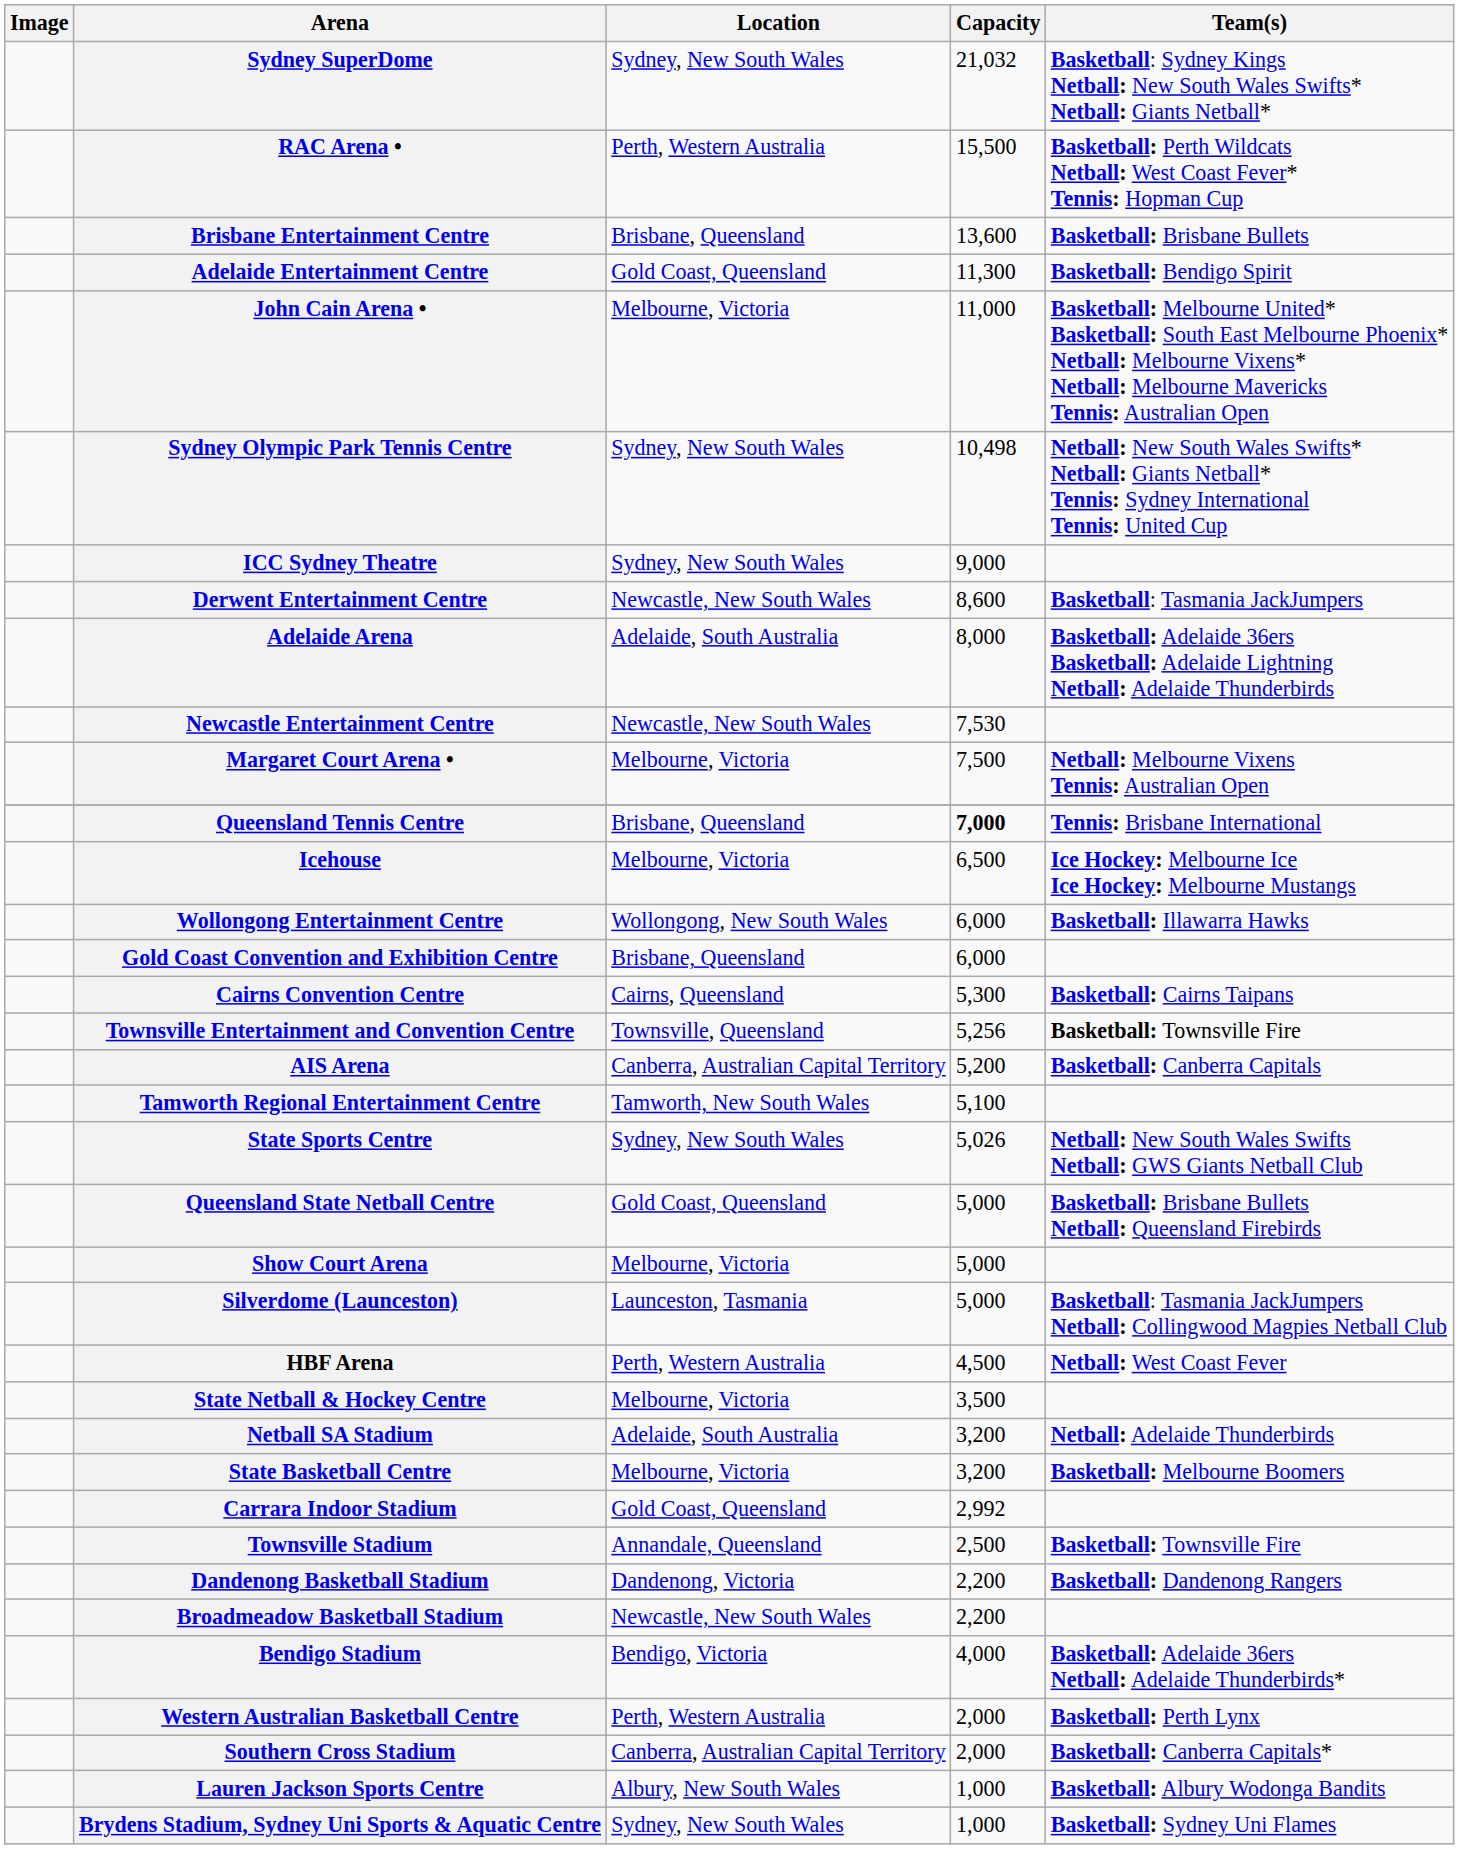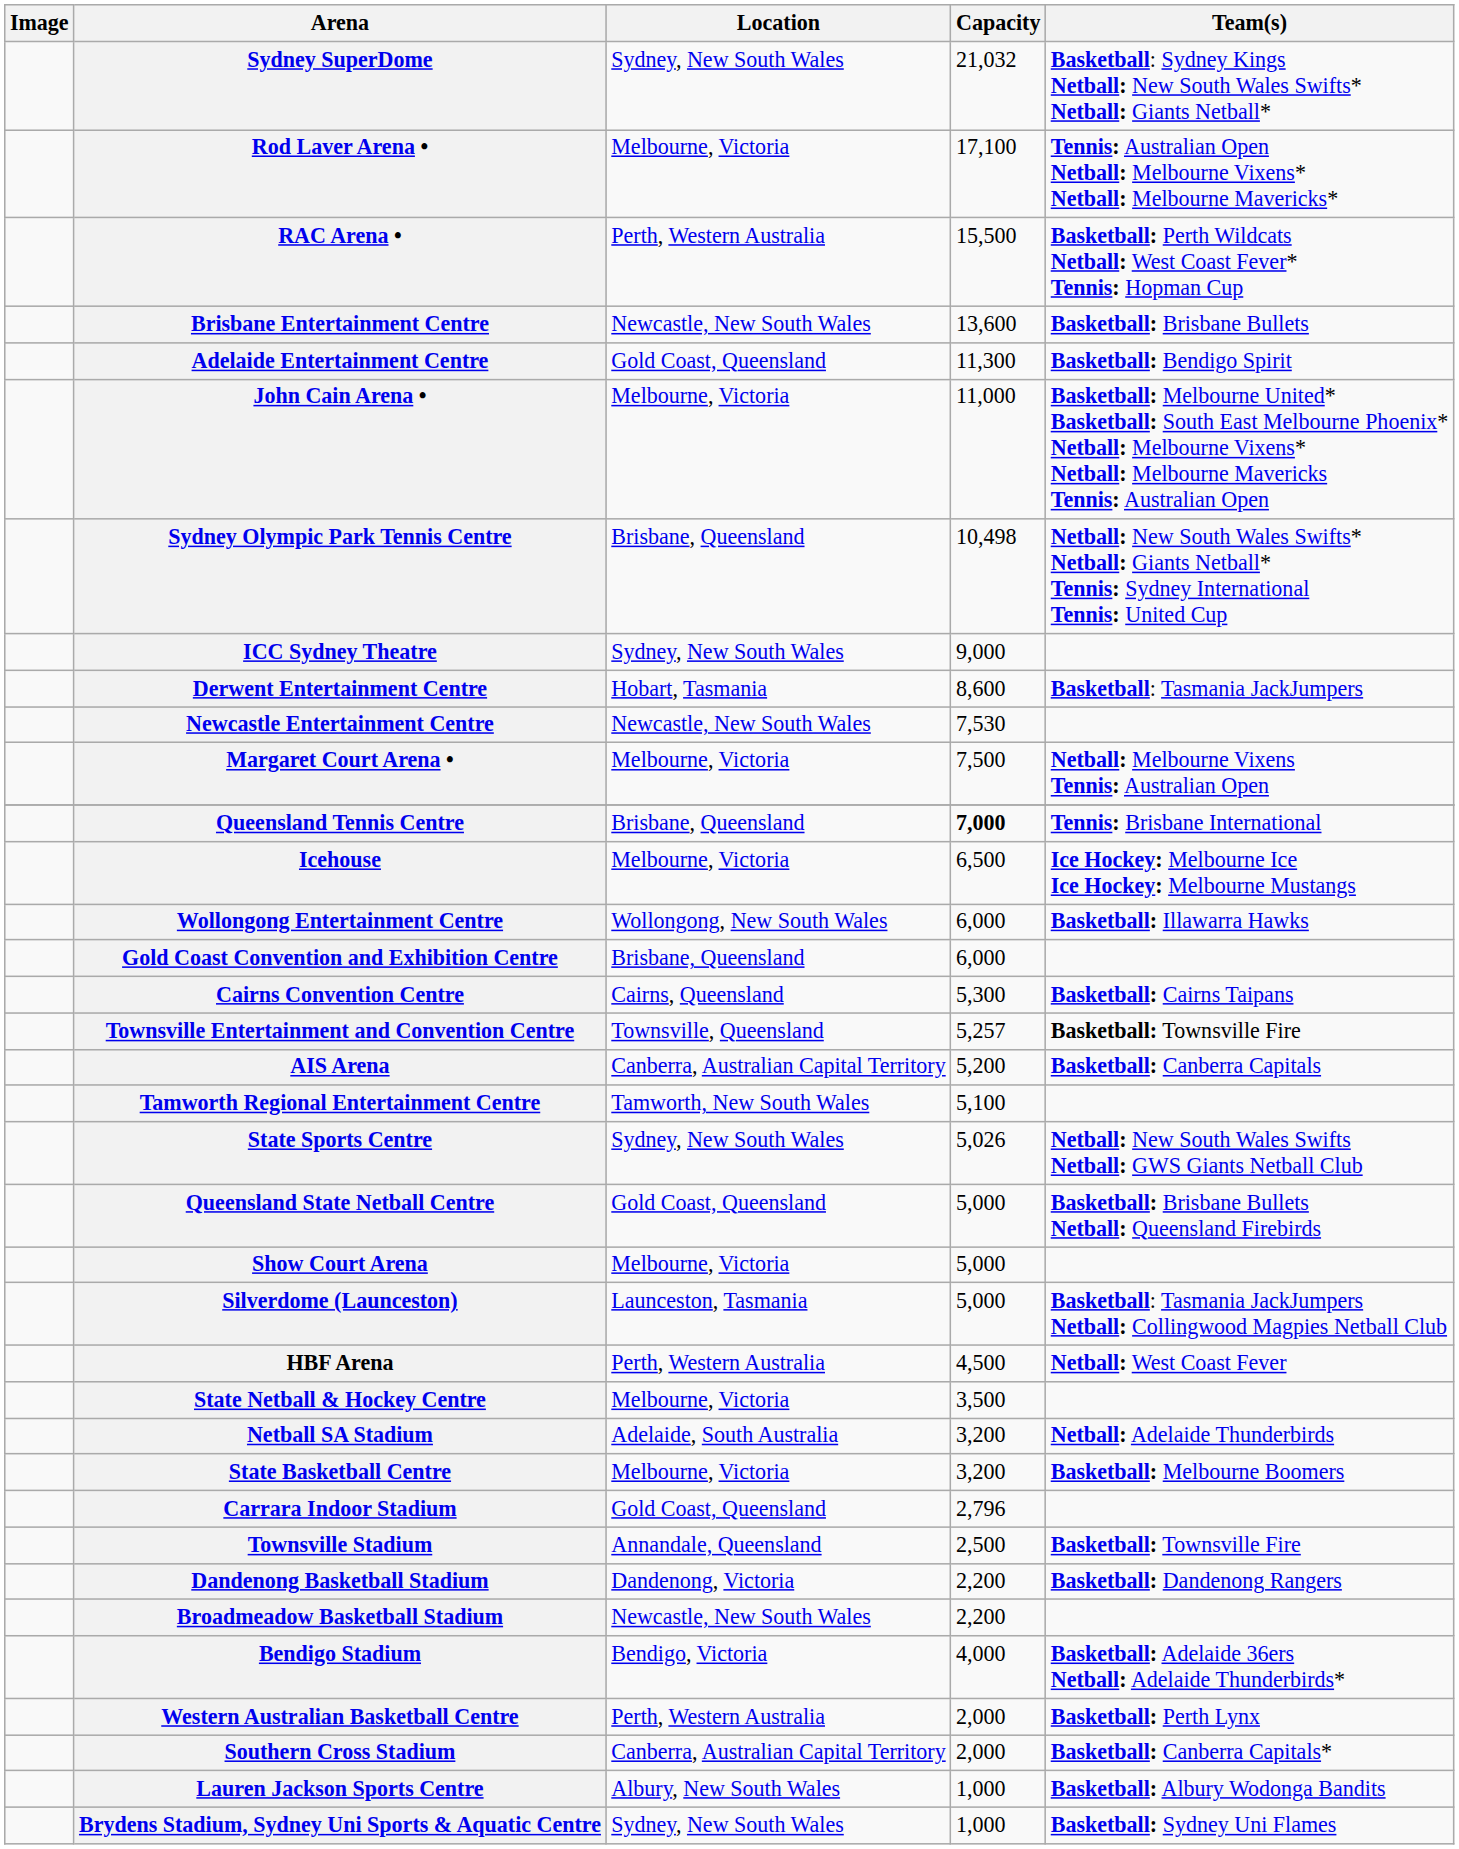+ row: (340, 147)
(708, 236) Brisbane, Queensland -> (741, 324) Newcastle, New South Wales
(728, 449) Sydney, New South Wales -> (708, 537) Brisbane, Queensland
(741, 599) Newcastle, New South Wales -> (689, 688) Hobart, Tasmania
- row: (340, 636)
(981, 1030) 5,256 -> (981, 1030) 5,257
(981, 1508) 2,992 -> (981, 1508) 2,796
